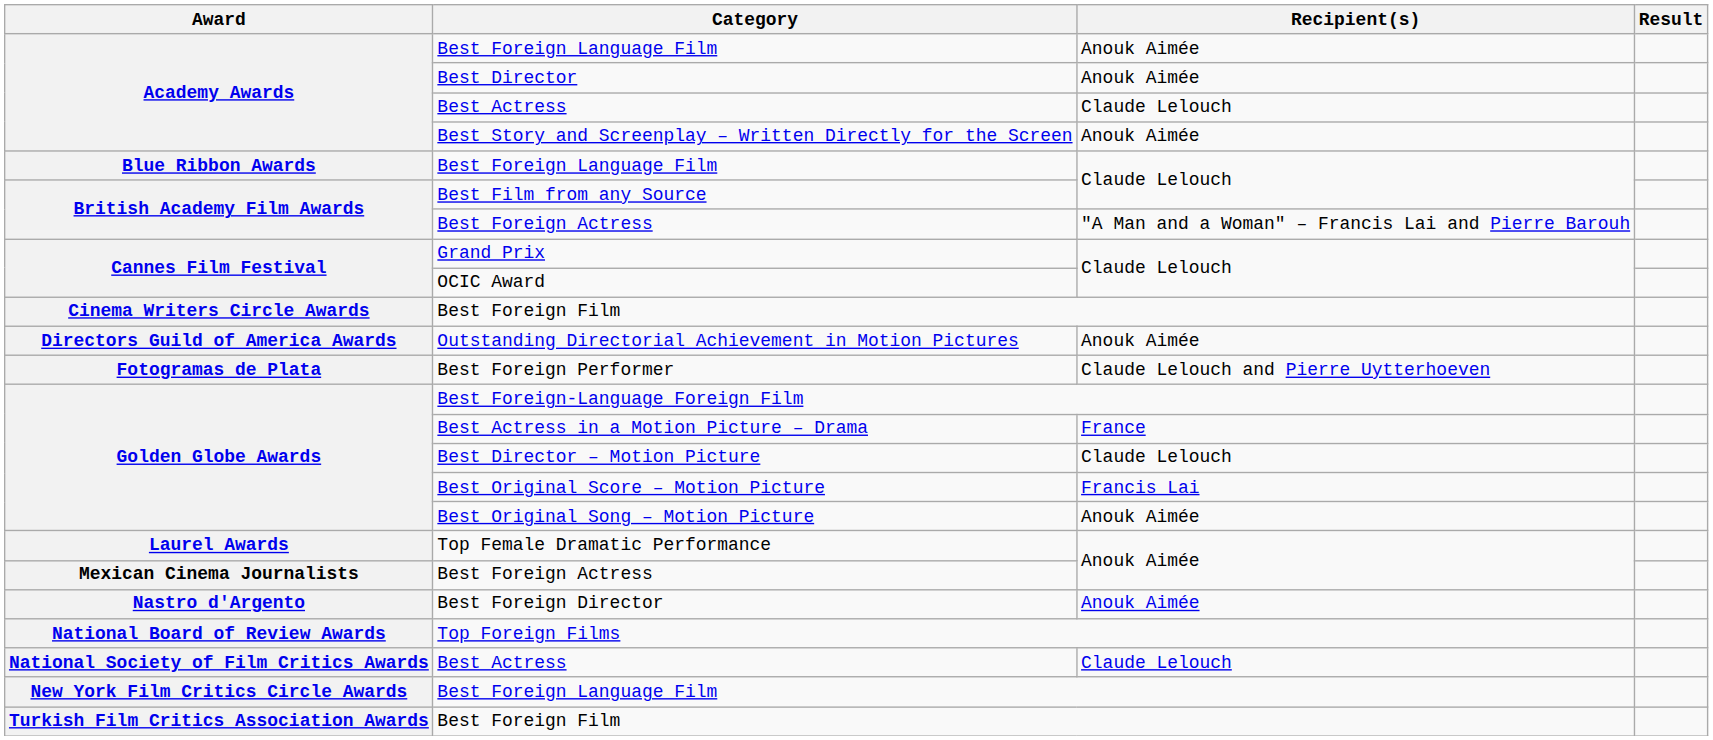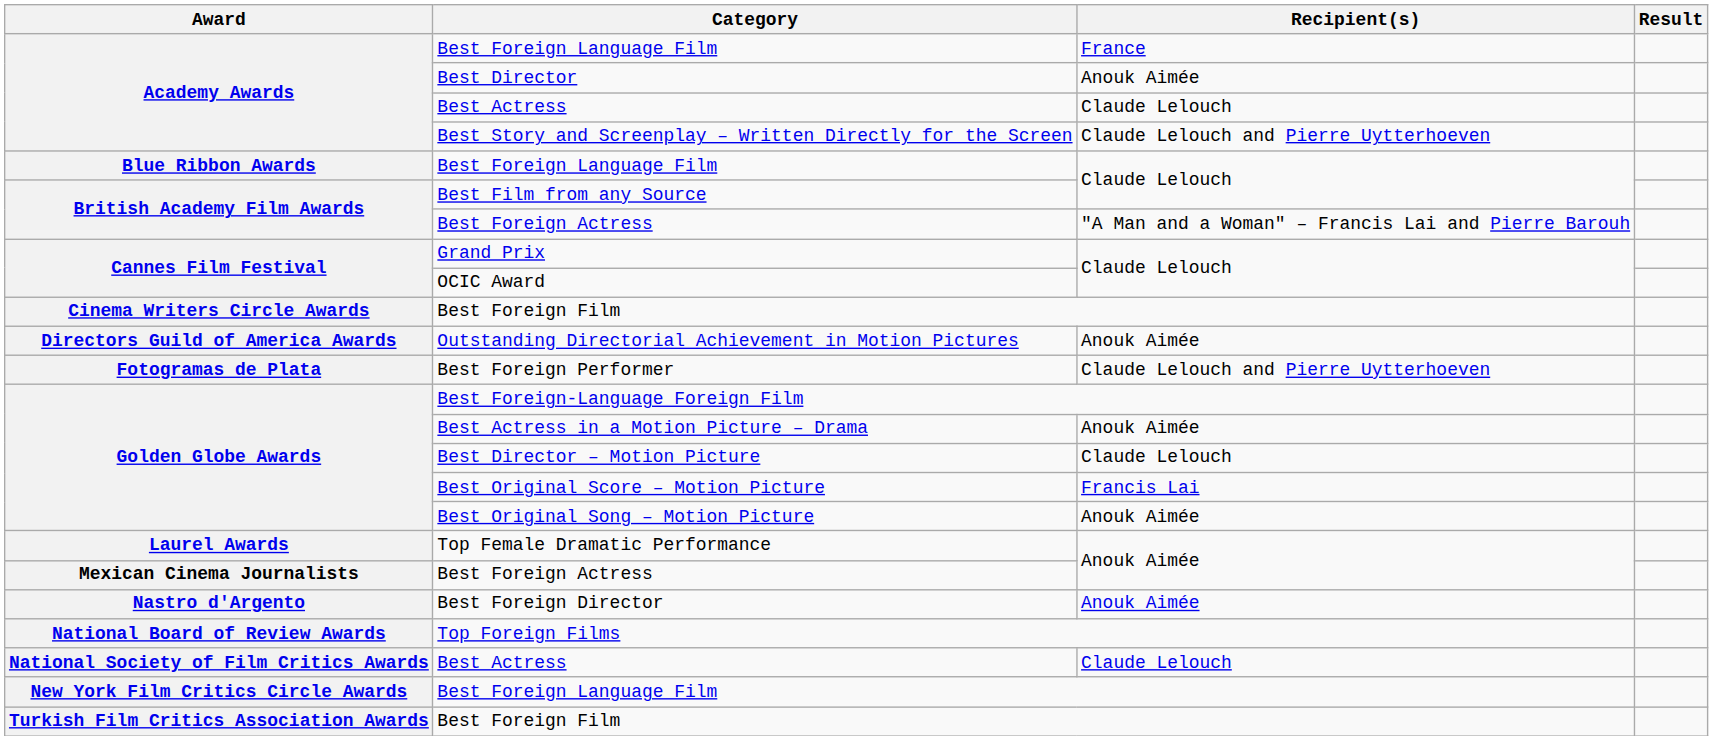(1140, 49) Anouk Aimée -> (1113, 49) France
(1140, 136) Anouk Aimée -> (1286, 136) Claude Lelouch and Pierre Uytterhoeven
(1113, 429) France -> (1140, 429) Anouk Aimée
